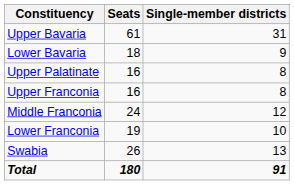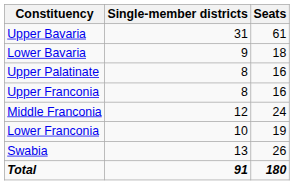columns swapped: (124, 14) <-> (216, 14)
